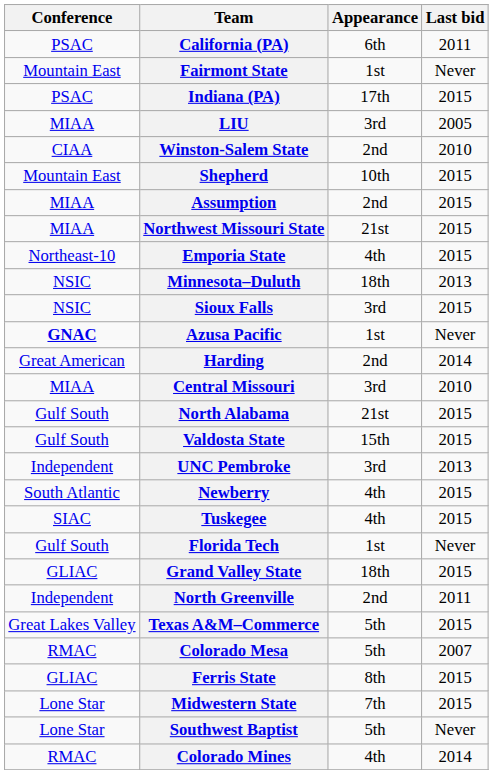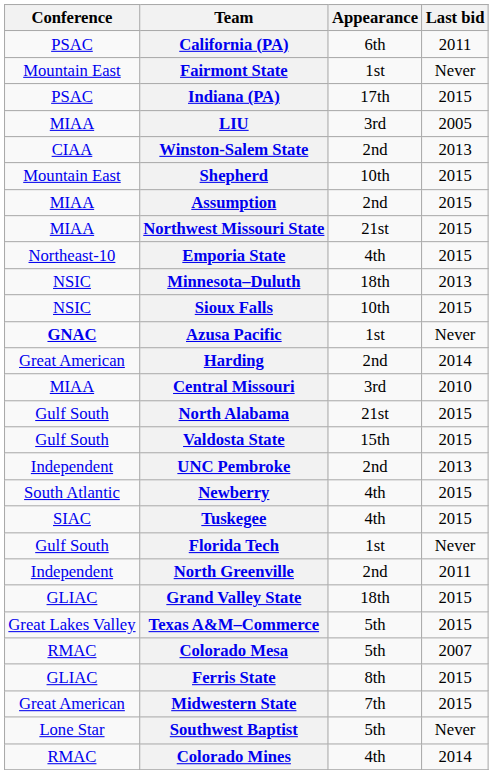(455, 149) 2010 -> (455, 149) 2013
(375, 307) 3rd -> (375, 307) 10th
(375, 466) 3rd -> (375, 466) 2nd
rows swapped: (234, 598) <-> (234, 571)
(72, 703) Lone Star -> (72, 703) Great American
